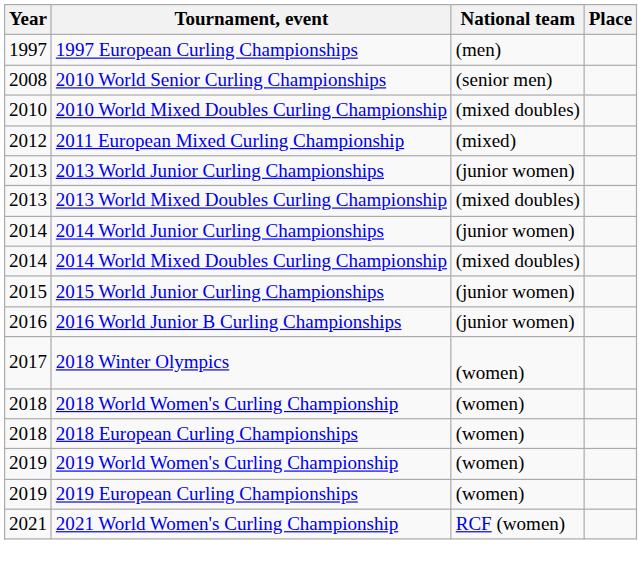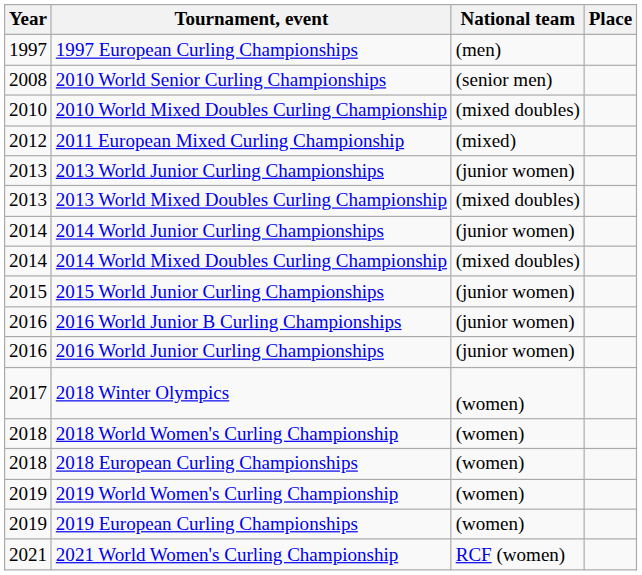+ row: (220, 351)
